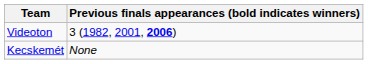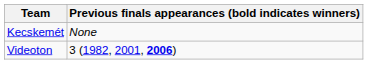rows swapped: (36, 50) <-> (30, 31)
